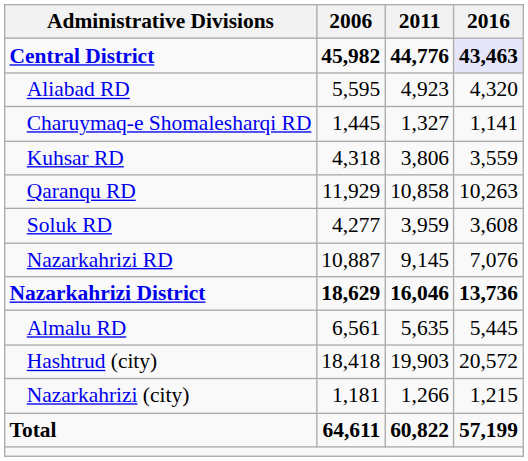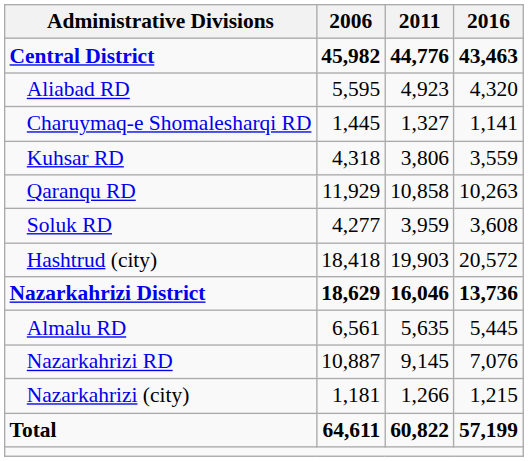(488, 55) lavender background -> (488, 55) no background
rows swapped: (92, 361) <-> (100, 259)
